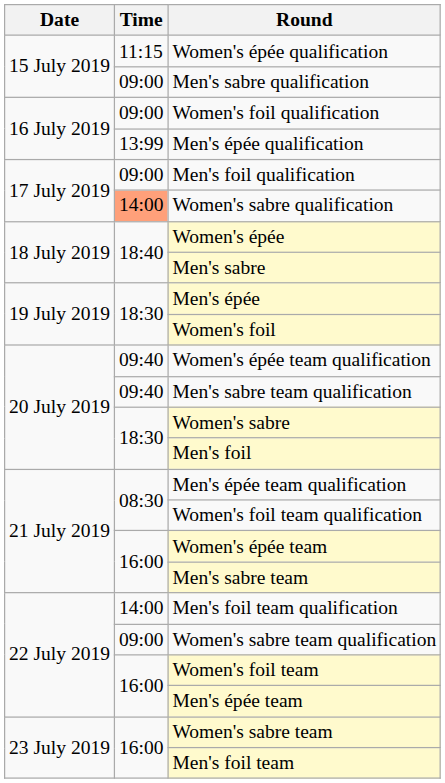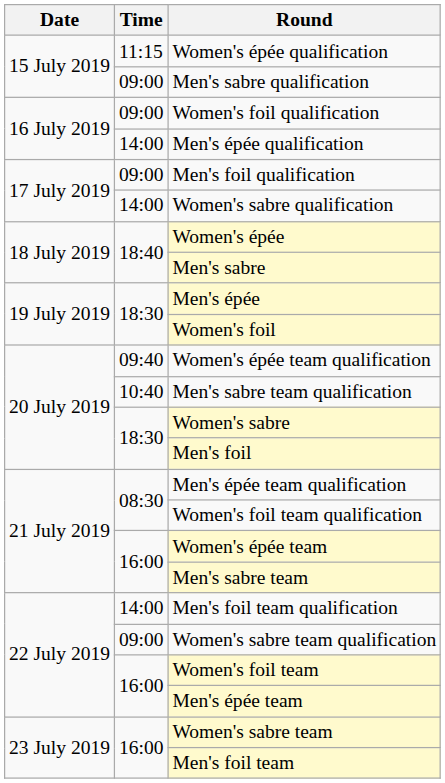(141, 143) 13:99 -> (141, 143) 14:00
(141, 205) lightsalmon background -> (141, 205) no background
(141, 391) 09:40 -> (141, 391) 10:40
